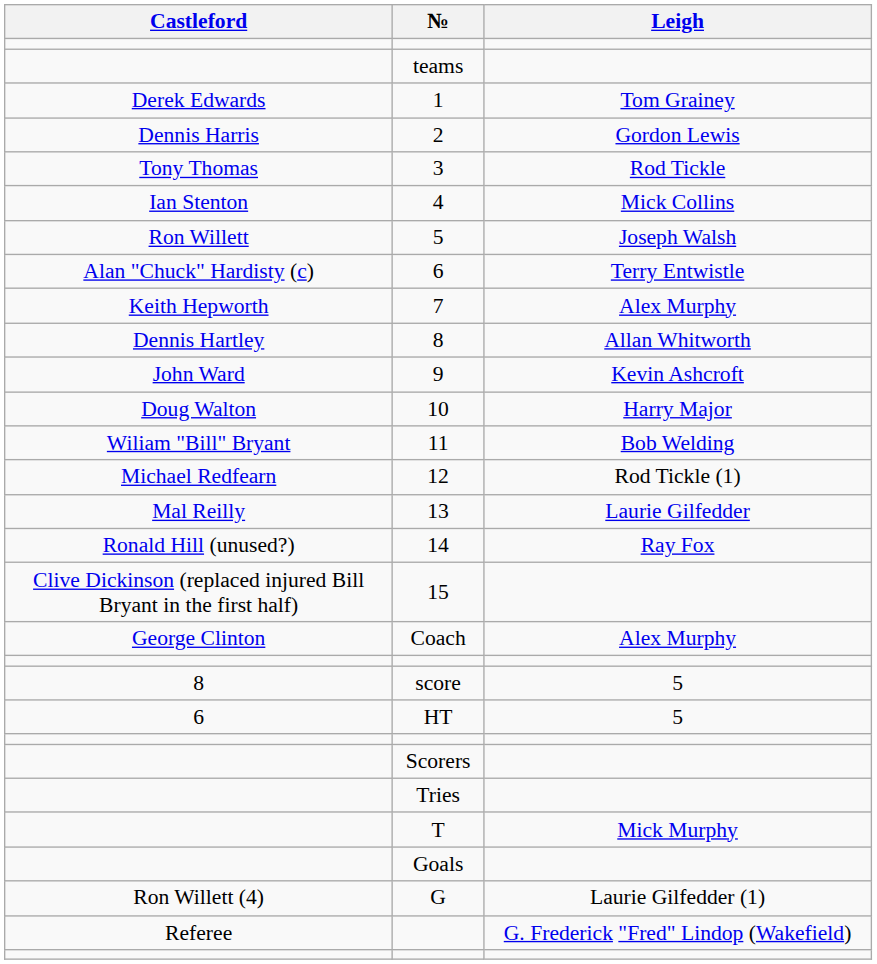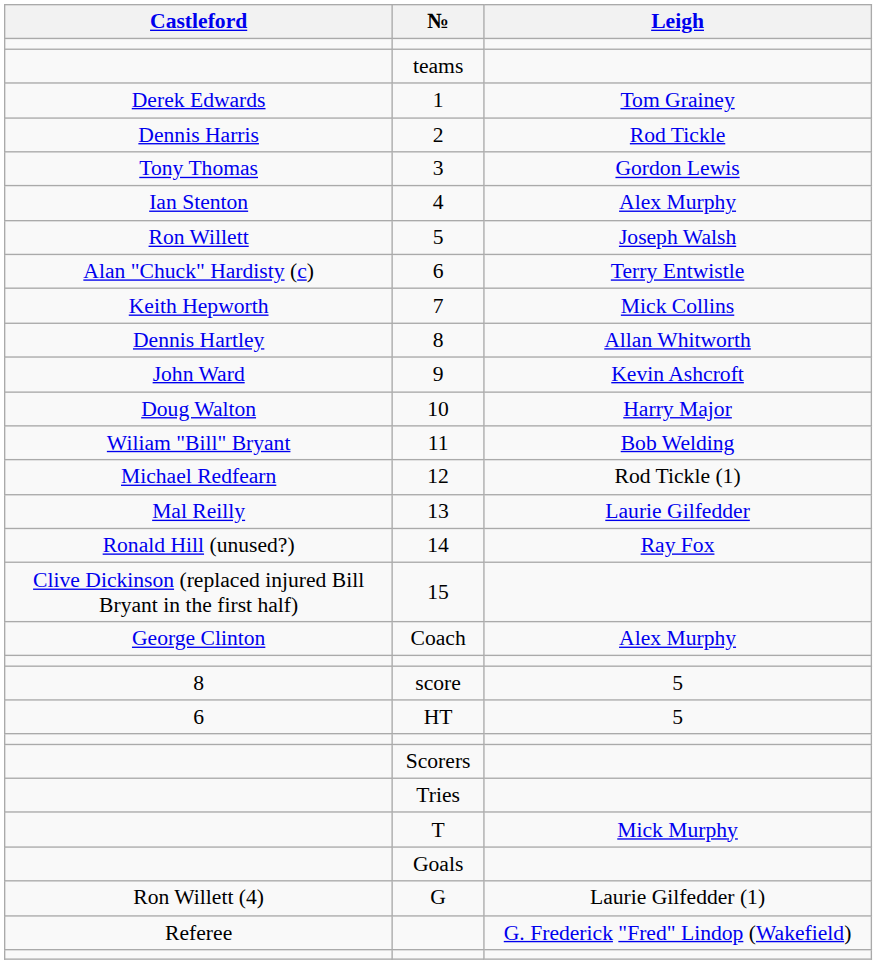(678, 134) Gordon Lewis -> (678, 134) Rod Tickle
(678, 168) Rod Tickle -> (678, 168) Gordon Lewis
(678, 202) Mick Collins -> (678, 202) Alex Murphy
(678, 305) Alex Murphy -> (678, 305) Mick Collins
